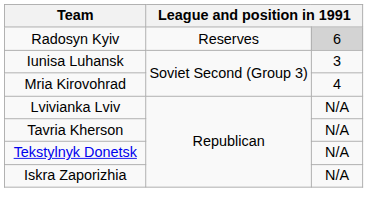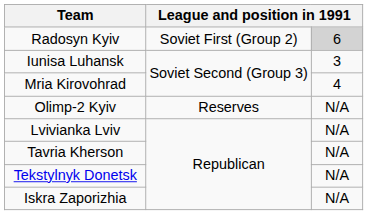(229, 38) Reserves -> (229, 38) Soviet First (Group 2)
+ row: (75, 107)
